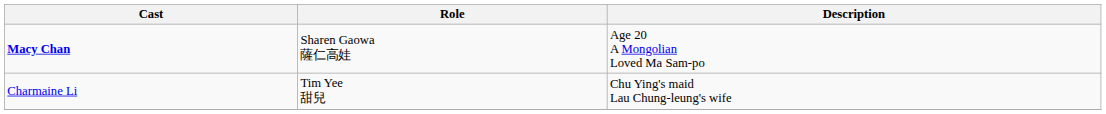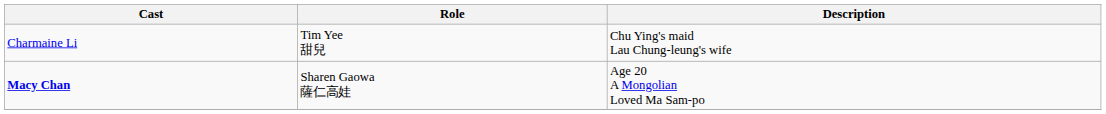rows swapped: (39, 48) <-> (42, 91)
